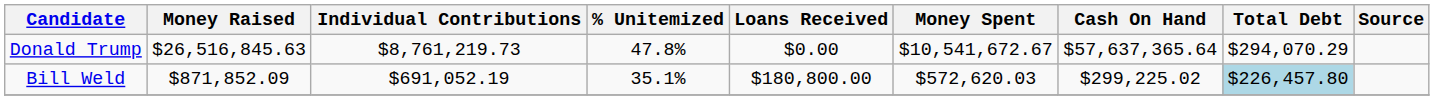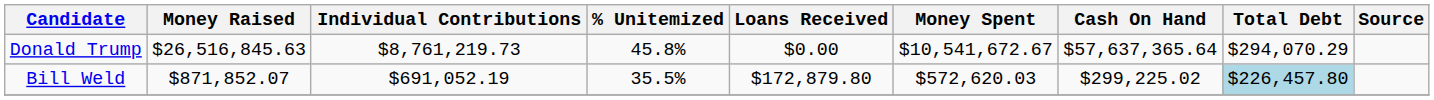(658, 50) 47.8% -> (658, 50) 45.8%
(229, 79) $871,852.09 -> (229, 79) $871,852.07
(658, 79) 35.1% -> (658, 79) 35.5%
(811, 79) $180,800.00 -> (811, 79) $172,879.80
